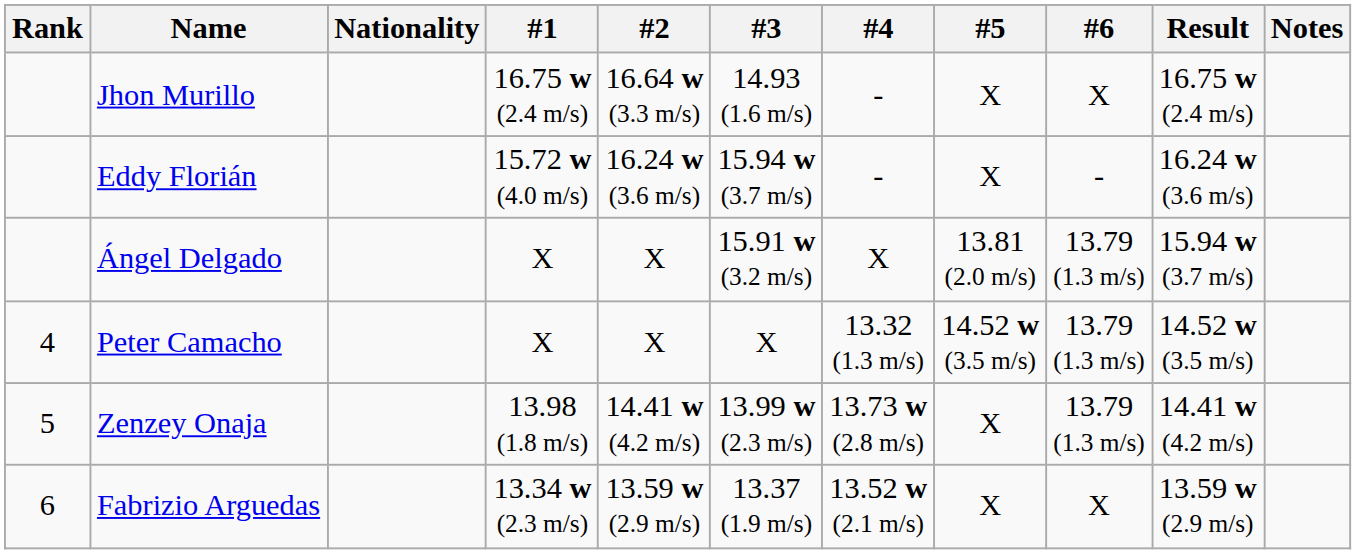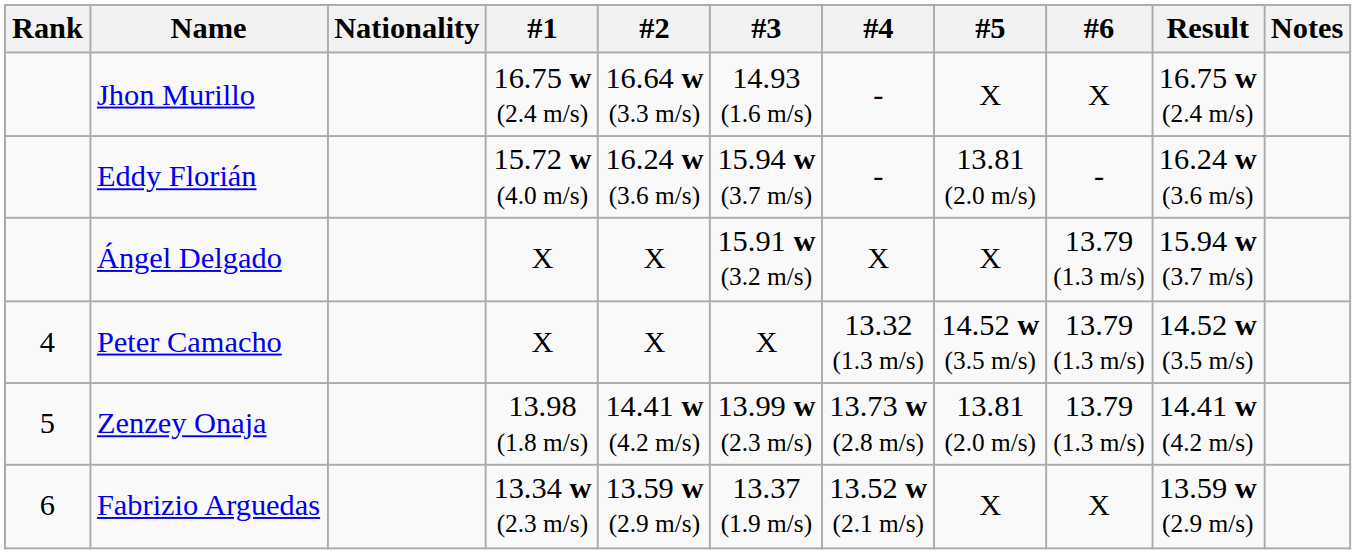(990, 176) X -> (990, 176) 13.81 (2.0 m/s)
(990, 258) 13.81 (2.0 m/s) -> (990, 258) X
(990, 423) X -> (990, 423) 13.81 (2.0 m/s)
